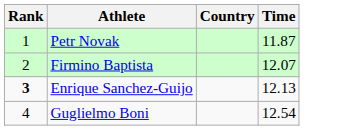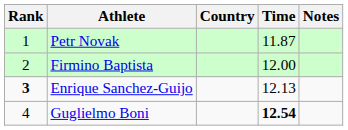+ column: (321, 16)
(279, 64) 12.07 -> (279, 64) 12.00
(279, 112) normal -> (279, 112) bold
